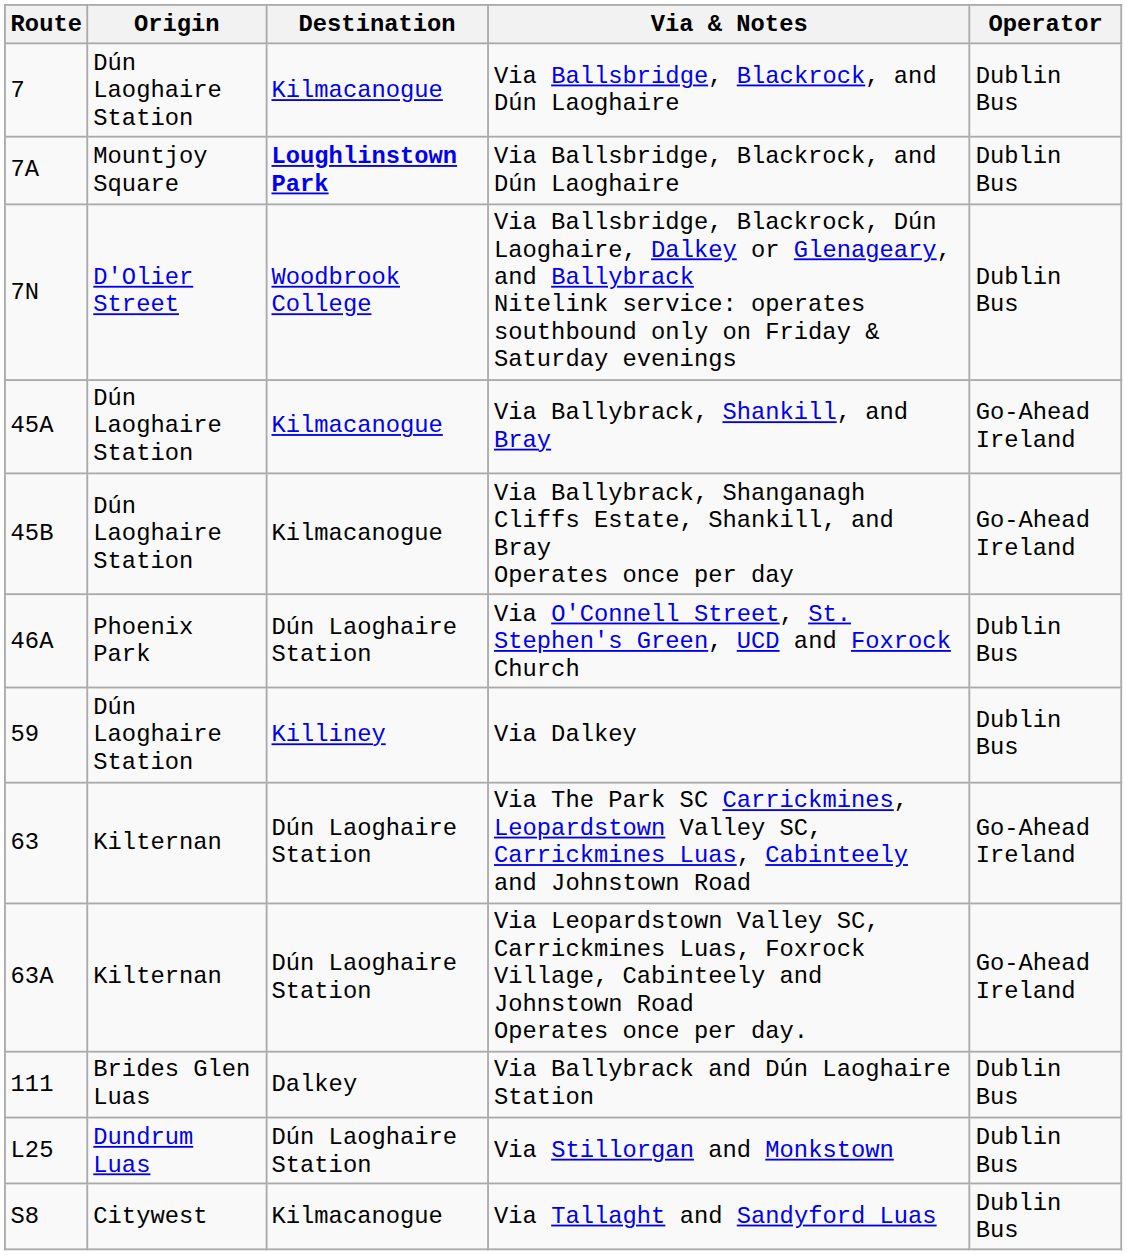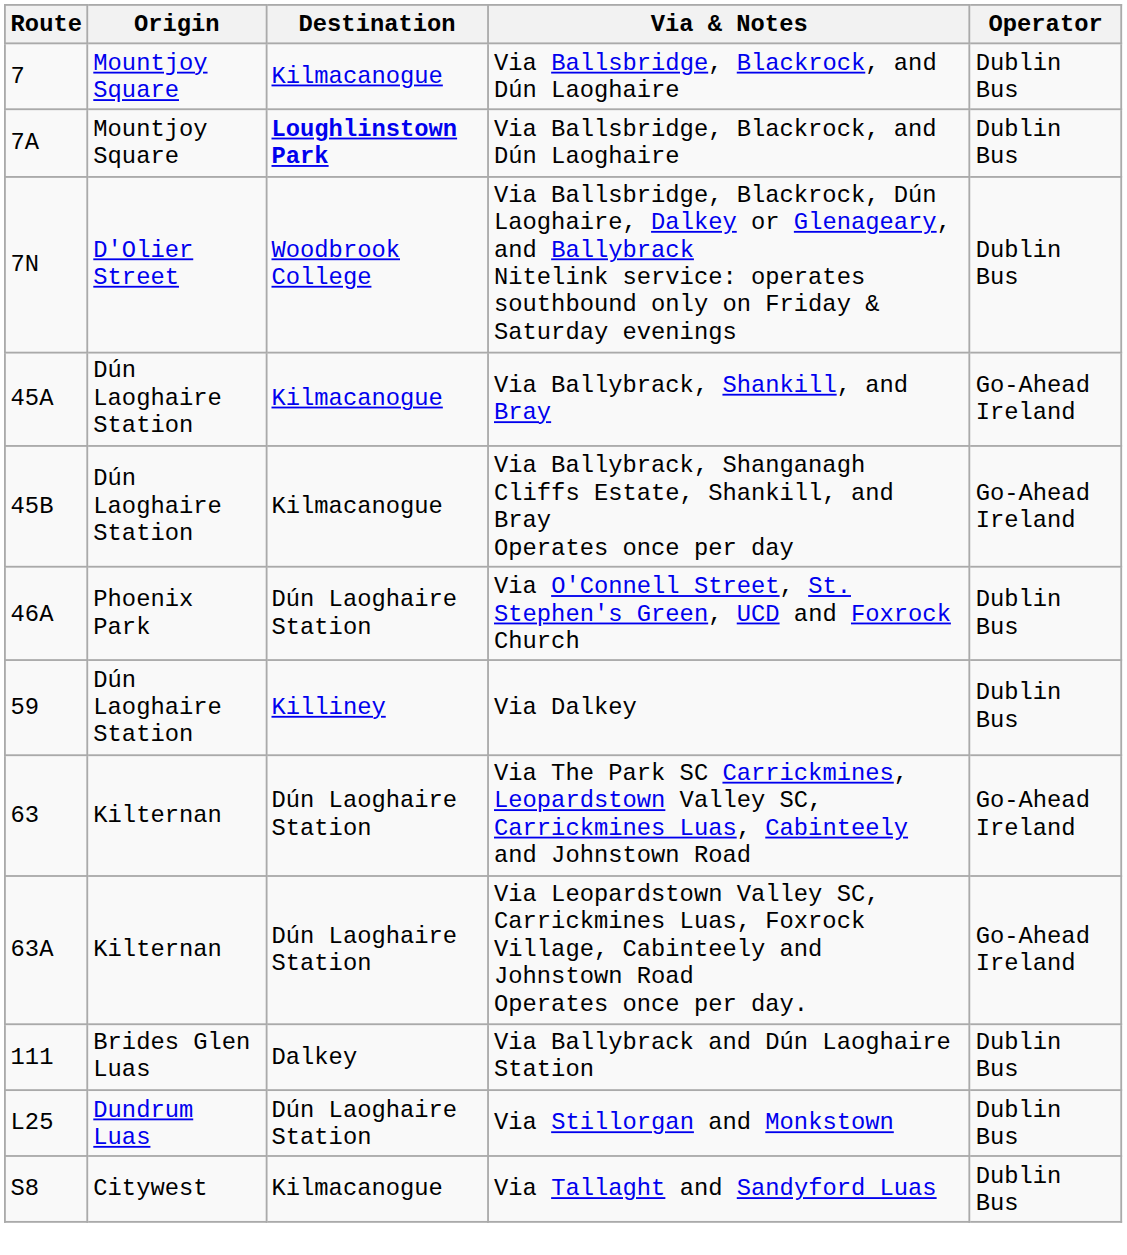(158, 91) Dún Laoghaire Station -> (150, 77) Mountjoy Square
